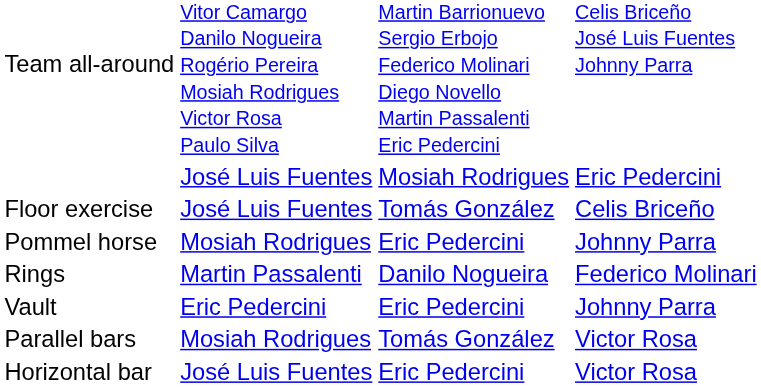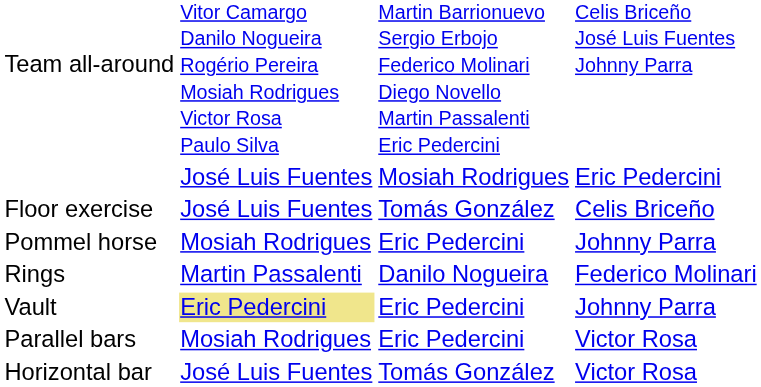(253, 307) no background -> (253, 307) khaki background
(466, 339) Tomás González -> (451, 339) Eric Pedercini
(451, 372) Eric Pedercini -> (466, 372) Tomás González
